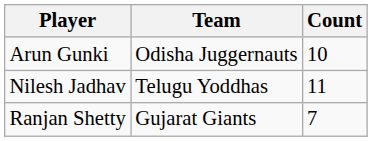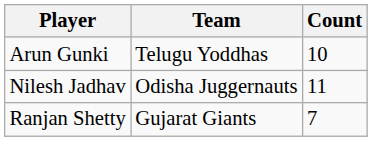(216, 53) Odisha Juggernauts -> (202, 53) Telugu Yoddhas
(202, 86) Telugu Yoddhas -> (216, 86) Odisha Juggernauts
